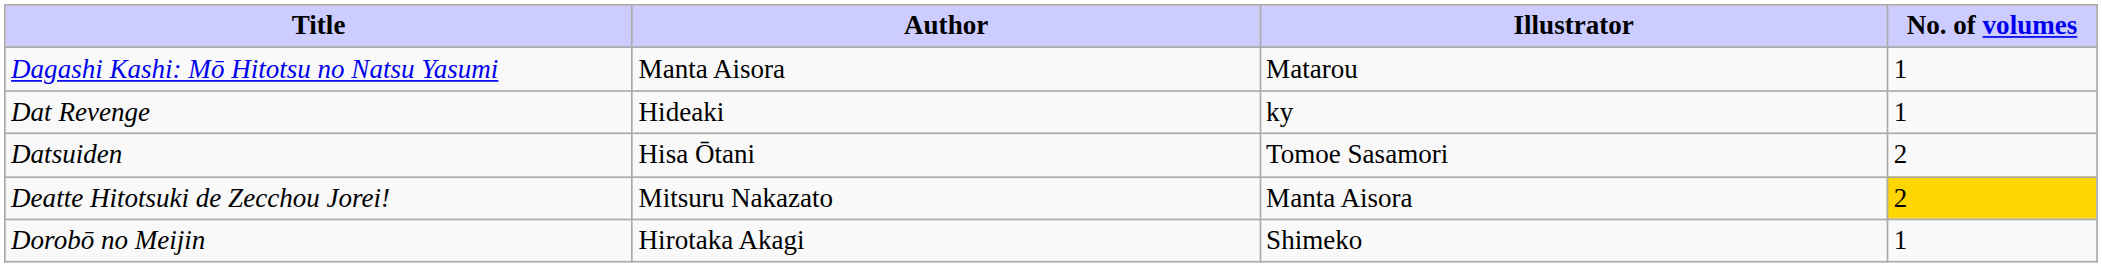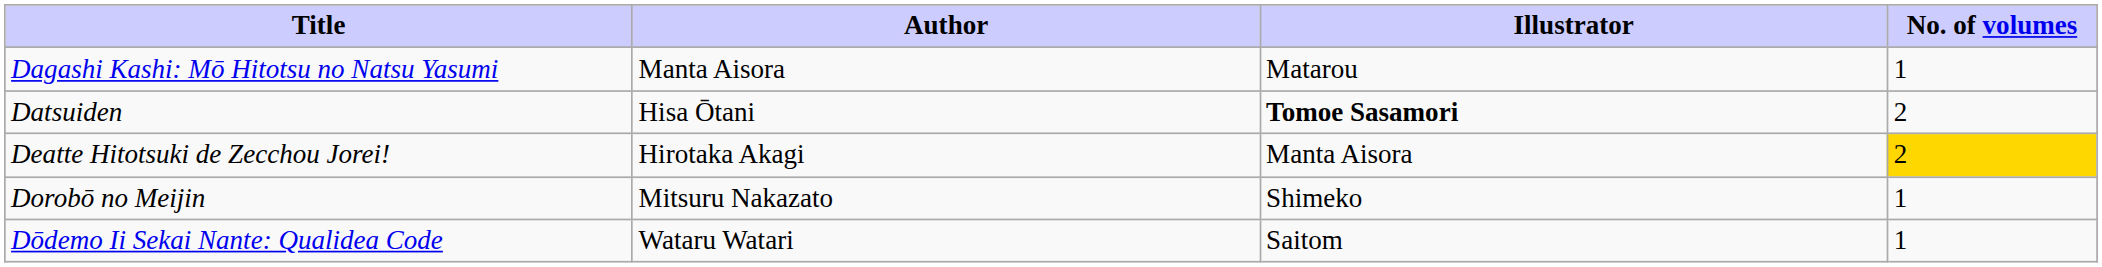- row: (81, 111)
(1357, 154) normal -> (1362, 111) bold
(736, 197) Mitsuru Nakazato -> (722, 154) Hirotaka Akagi
(722, 240) Hirotaka Akagi -> (736, 197) Mitsuru Nakazato
+ row: (227, 240)
